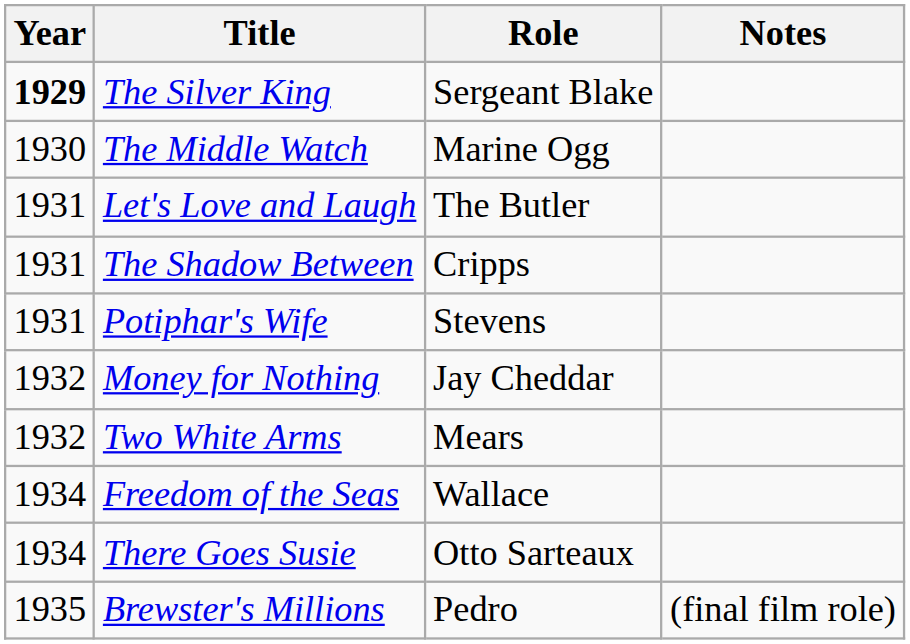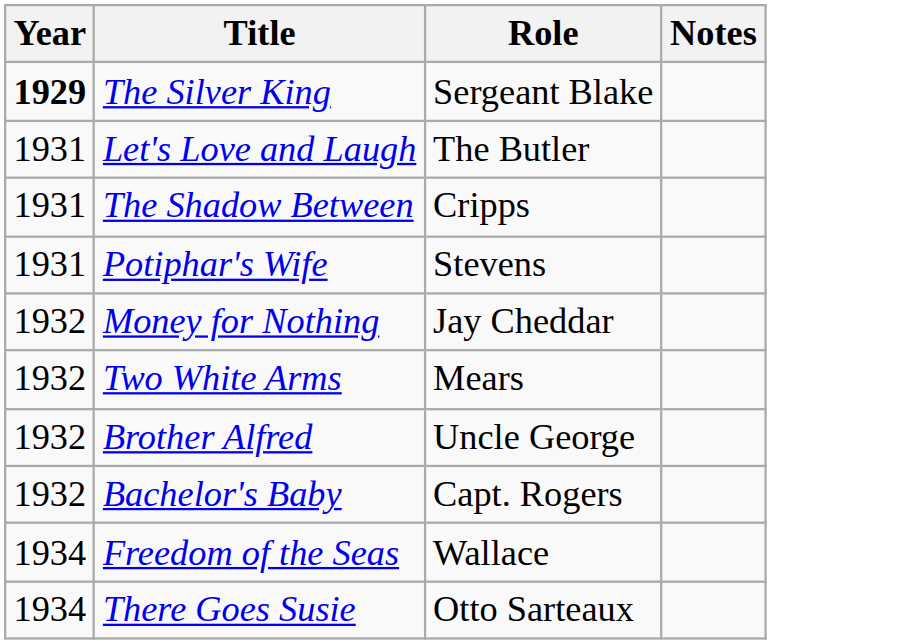- row: (235, 148)
+ row: (208, 436)
+ row: (222, 494)
- row: (244, 609)
